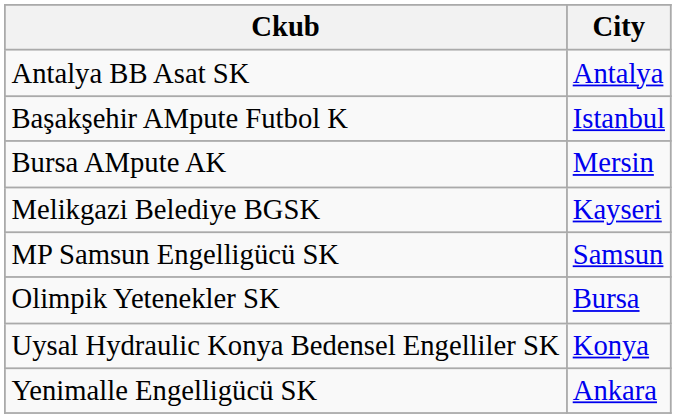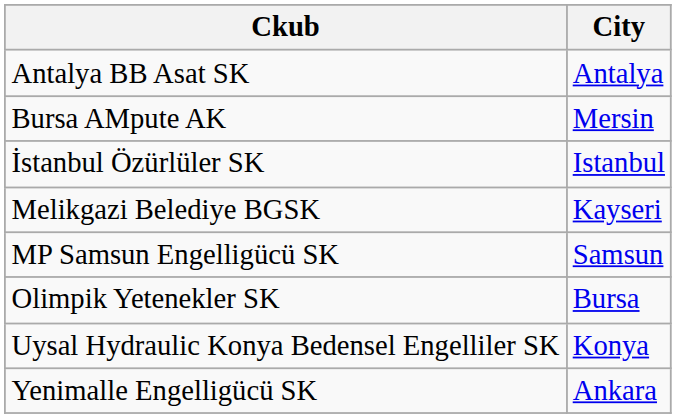- row: (180, 118)
+ row: (138, 163)
